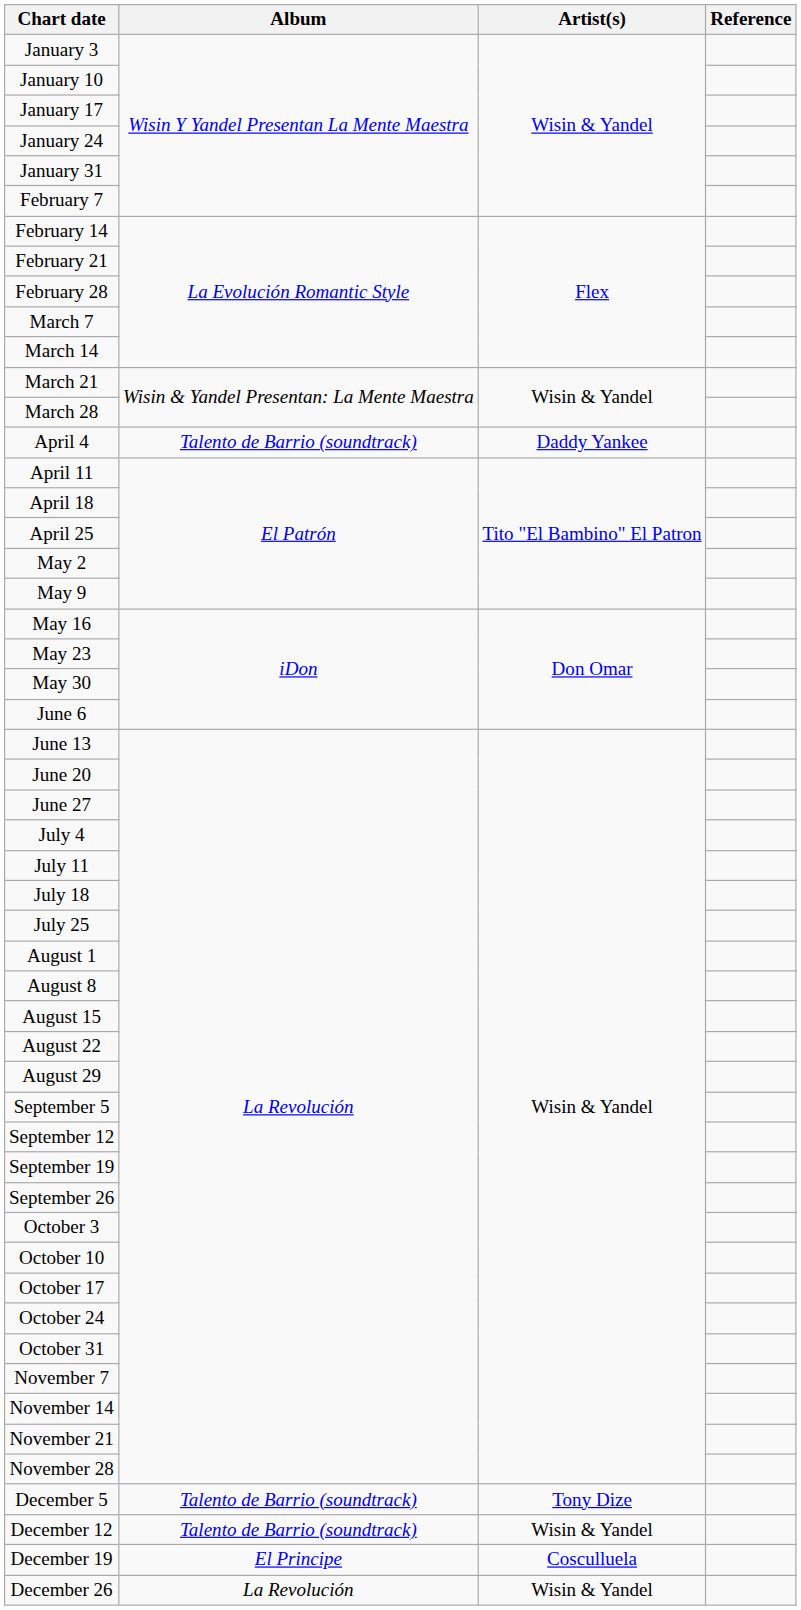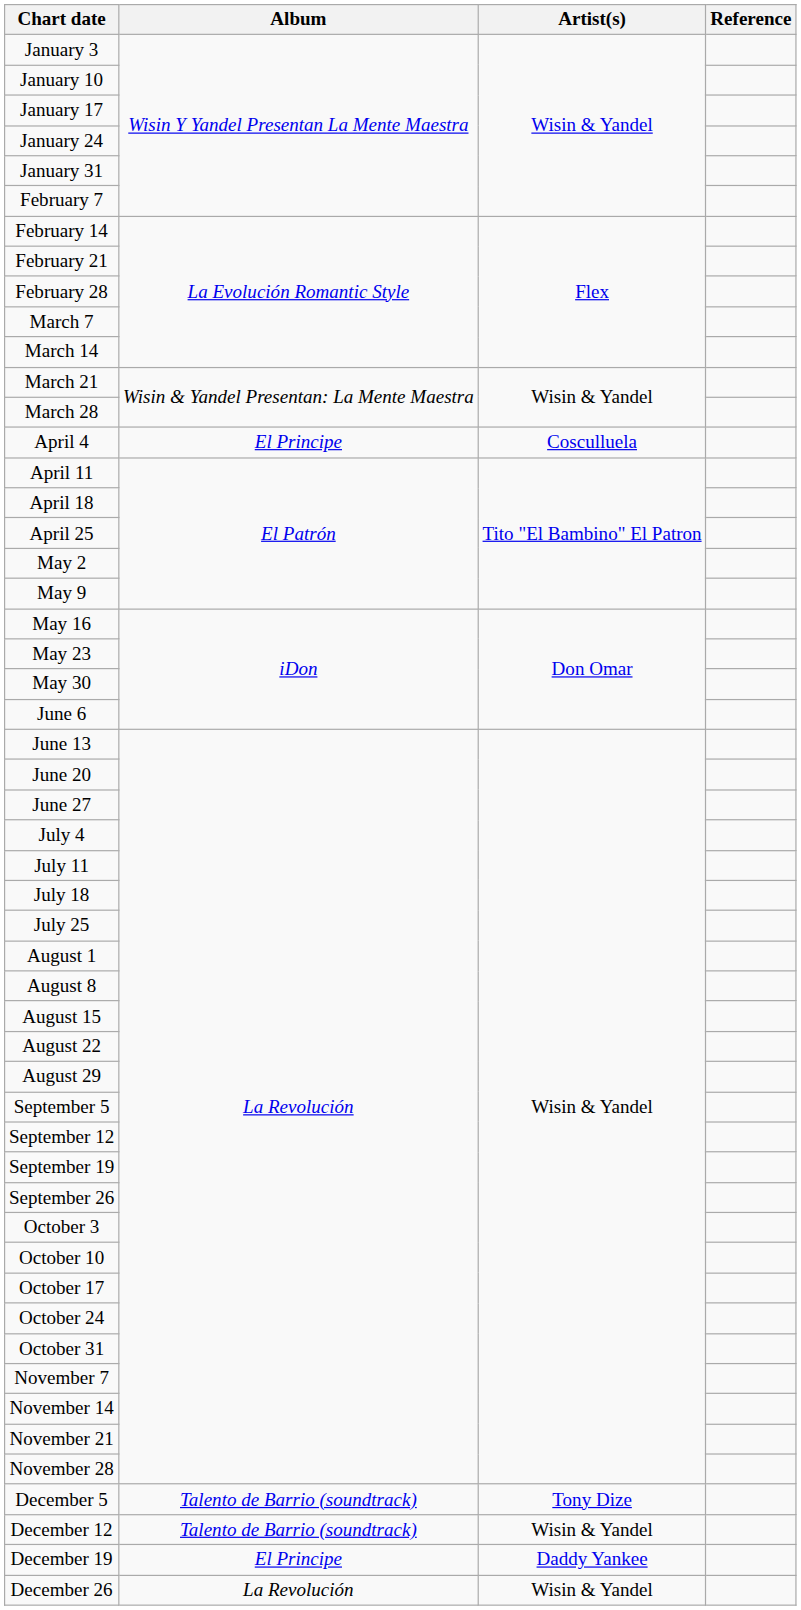(298, 442) Talento de Barrio (soundtrack) -> (298, 442) El Principe
(592, 442) Daddy Yankee -> (592, 442) Cosculluela
(592, 1559) Cosculluela -> (592, 1559) Daddy Yankee
